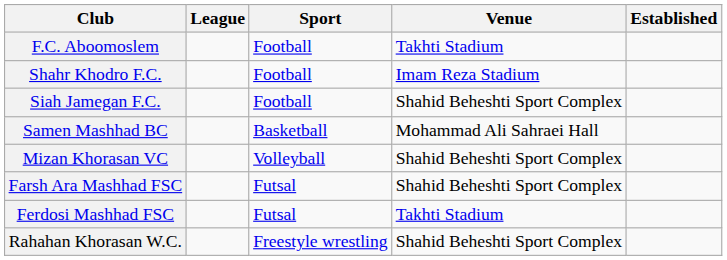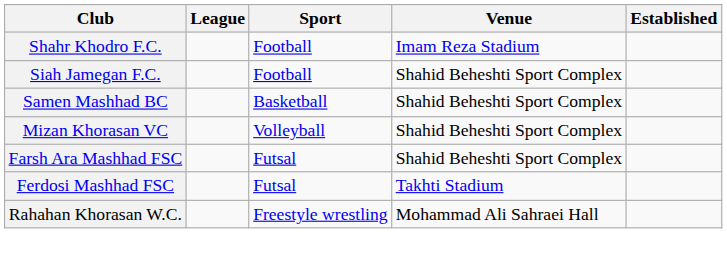- row: (95, 46)
(497, 130) Mohammad Ali Sahraei Hall -> (509, 102) Shahid Beheshti Sport Complex
(509, 241) Shahid Beheshti Sport Complex -> (497, 213) Mohammad Ali Sahraei Hall
